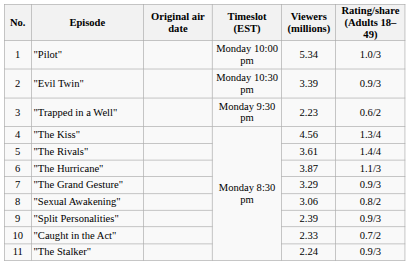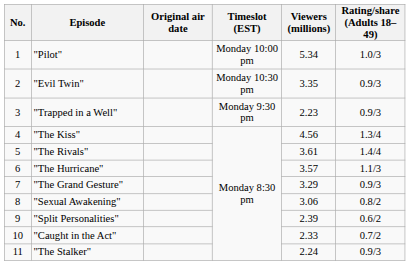(309, 83) 3.39 -> (309, 83) 3.35
(370, 112) 0.6/2 -> (370, 112) 0.9/3
(309, 168) 3.87 -> (309, 168) 3.57
(370, 218) 0.9/3 -> (370, 218) 0.6/2
